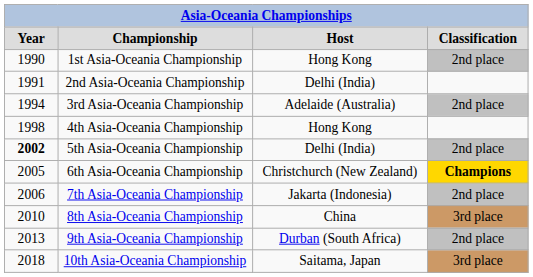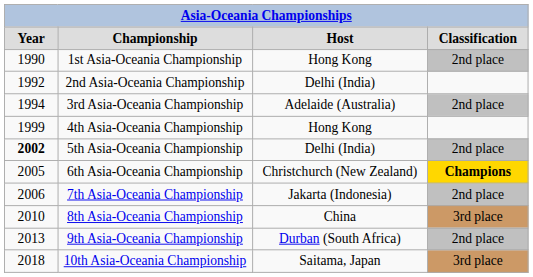(31, 83) 1991 -> (31, 83) 1992
(31, 127) 1998 -> (31, 127) 1999
